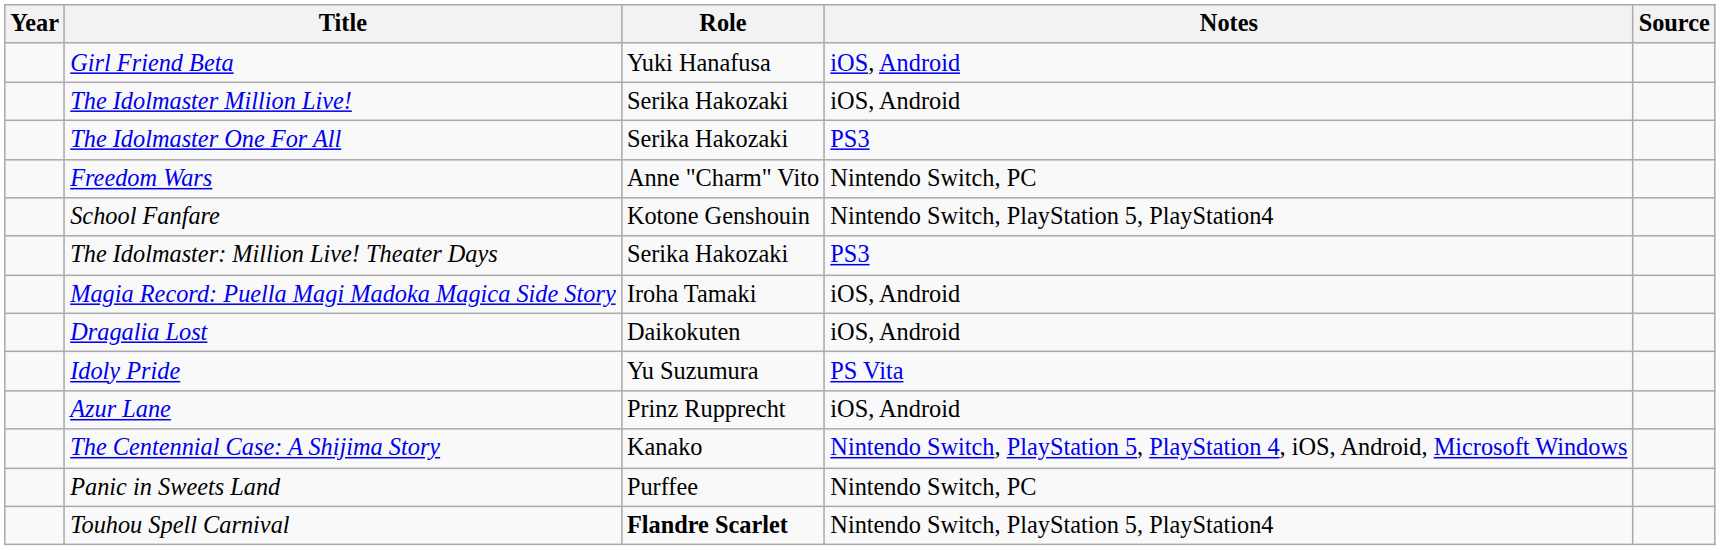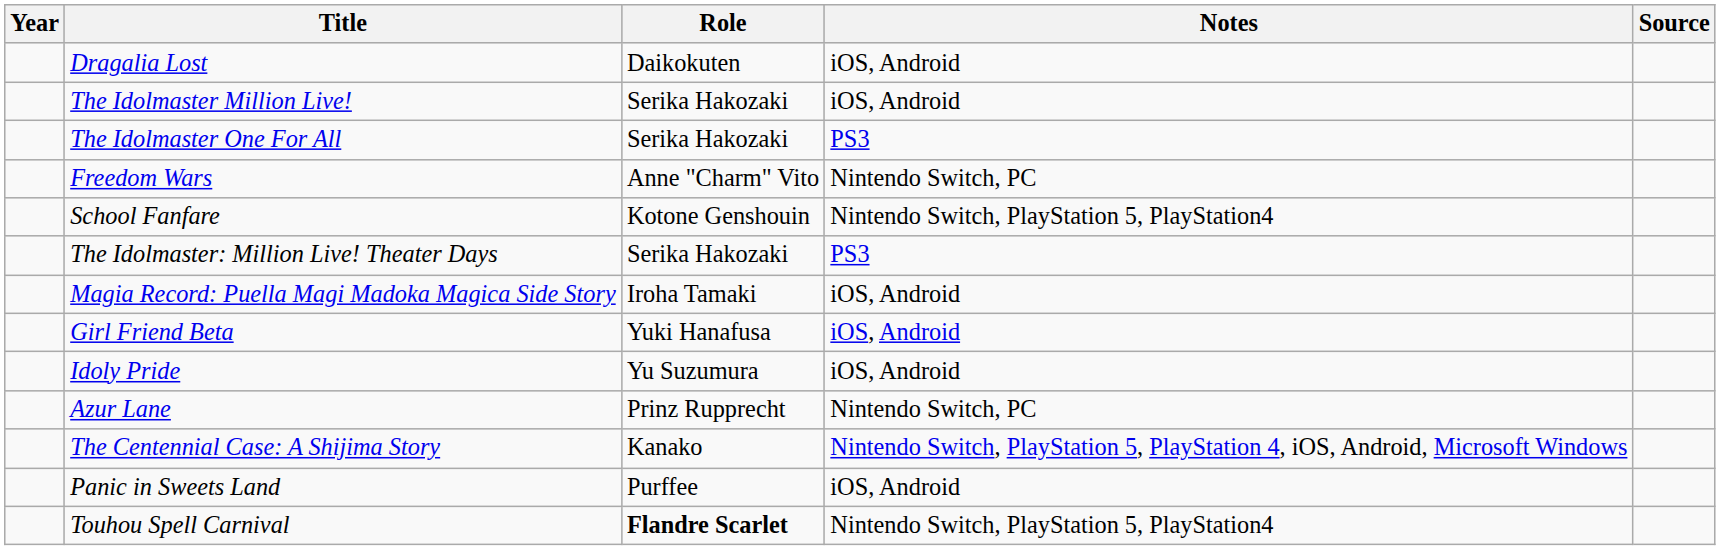rows swapped: (152, 62) <-> (139, 332)
(867, 370) PS Vita -> (895, 370) iOS, Android
(895, 409) iOS, Android -> (933, 409) Nintendo Switch, PC
(933, 486) Nintendo Switch, PC -> (895, 486) iOS, Android
